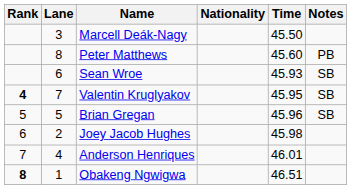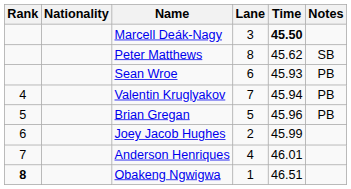columns swapped: (59, 14) <-> (233, 14)
(287, 34) normal -> (287, 34) bold
(287, 54) 45.60 -> (287, 54) 45.62
(326, 54) PB -> (326, 54) SB
(326, 74) SB -> (326, 74) PB
(23, 94) bold -> (23, 94) normal
(287, 94) 45.95 -> (287, 94) 45.94
(326, 94) SB -> (326, 94) PB
(326, 114) SB -> (326, 114) PB
(287, 134) 45.98 -> (287, 134) 45.99
